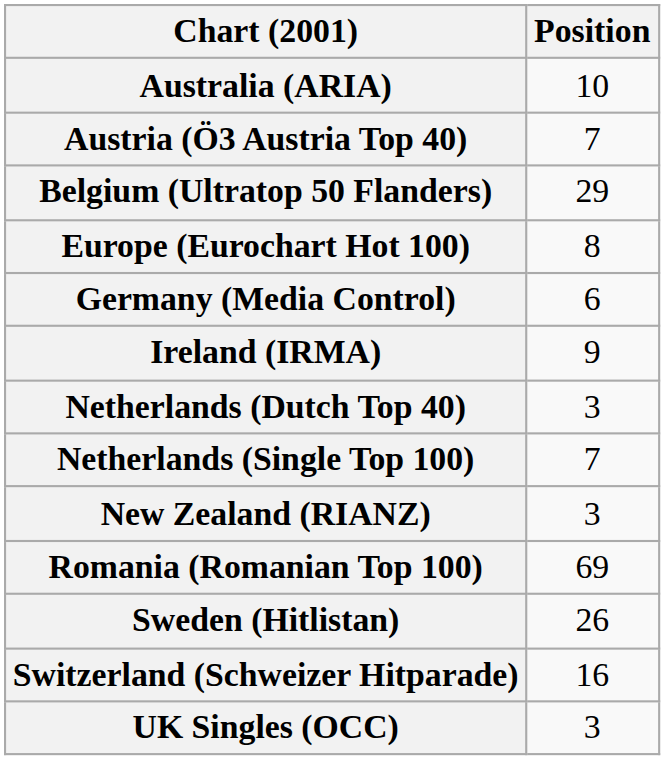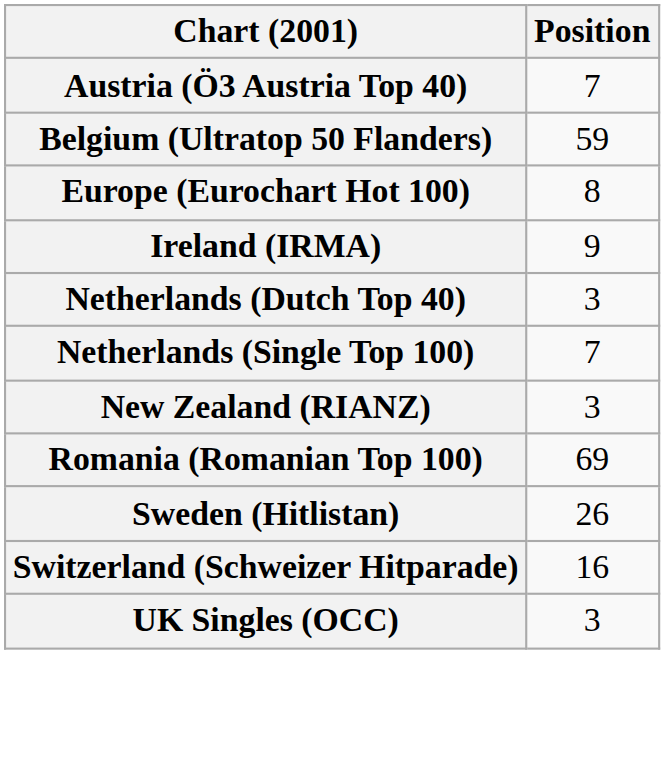- row: (266, 84)
(592, 191) 29 -> (592, 138) 59
- row: (266, 298)
